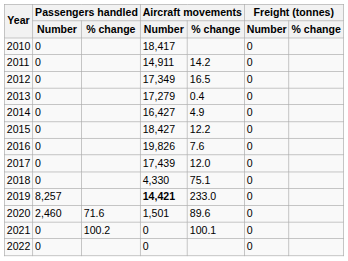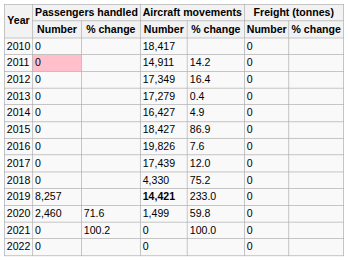(38, 63) no background -> (38, 63) pink background
(200, 79) 16.5 -> (200, 79) 16.4
(200, 130) 12.2 -> (200, 130) 86.9
(200, 180) 75.1 -> (200, 180) 75.2
(156, 213) 1,501 -> (156, 213) 1,499
(200, 213) 89.6 -> (200, 213) 59.8
(203, 230) 100.1 -> (203, 230) 100.0
